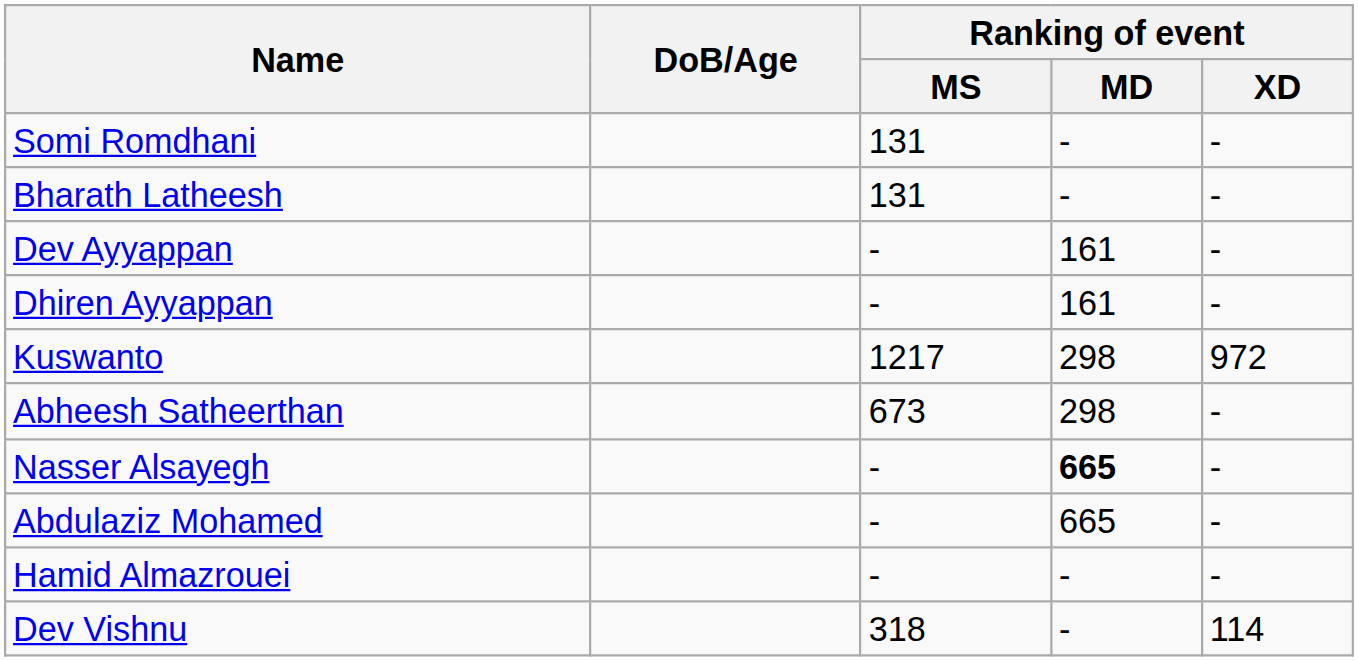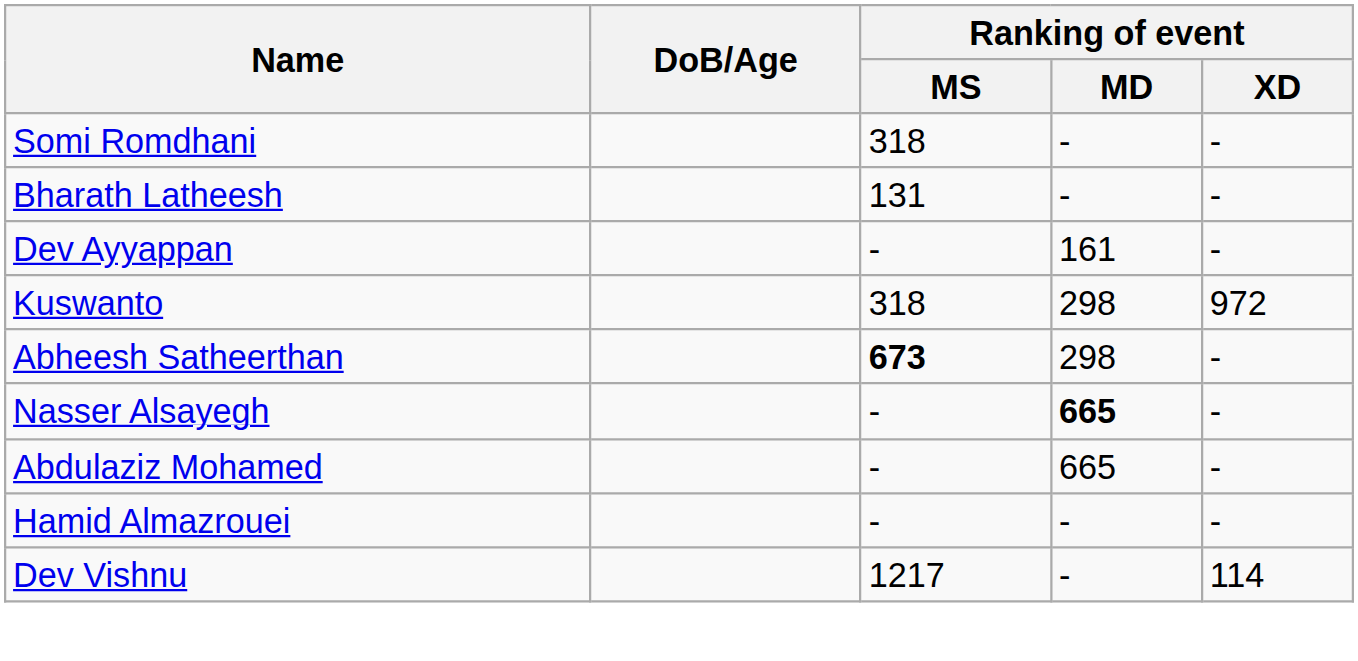(897, 141) 131 -> (897, 141) 318
- row: (143, 303)
(907, 357) 1217 -> (897, 303) 318
(897, 411) normal -> (897, 357) bold
(897, 628) 318 -> (907, 574) 1217
